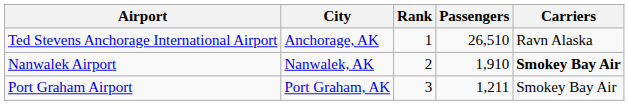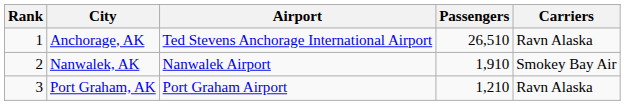columns swapped: (415, 16) <-> (143, 16)
(568, 64) bold -> (566, 64) normal
(493, 87) 1,211 -> (492, 87) 1,210
(566, 87) Smokey Bay Air -> (554, 87) Ravn Alaska
